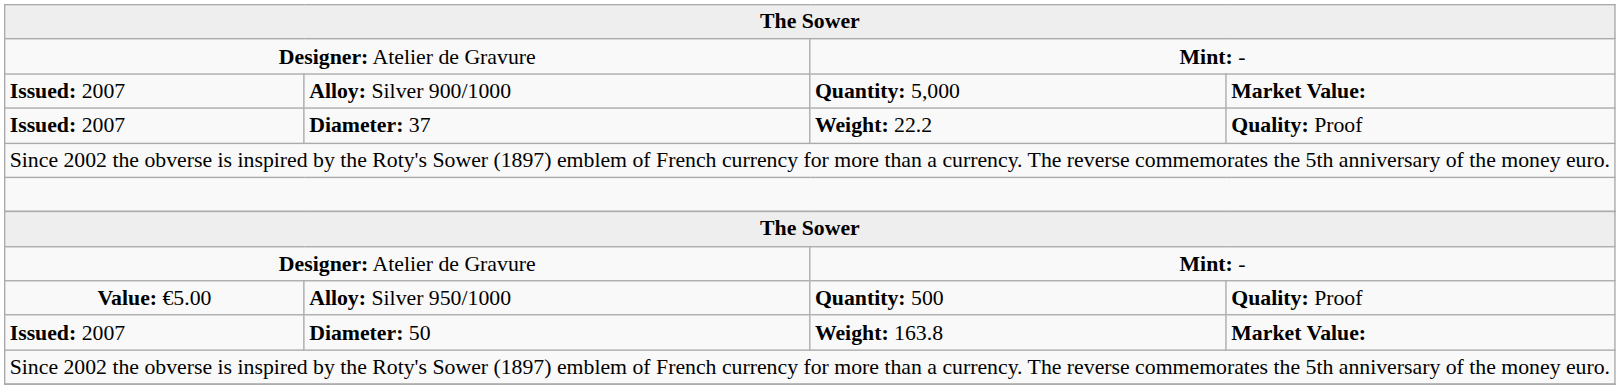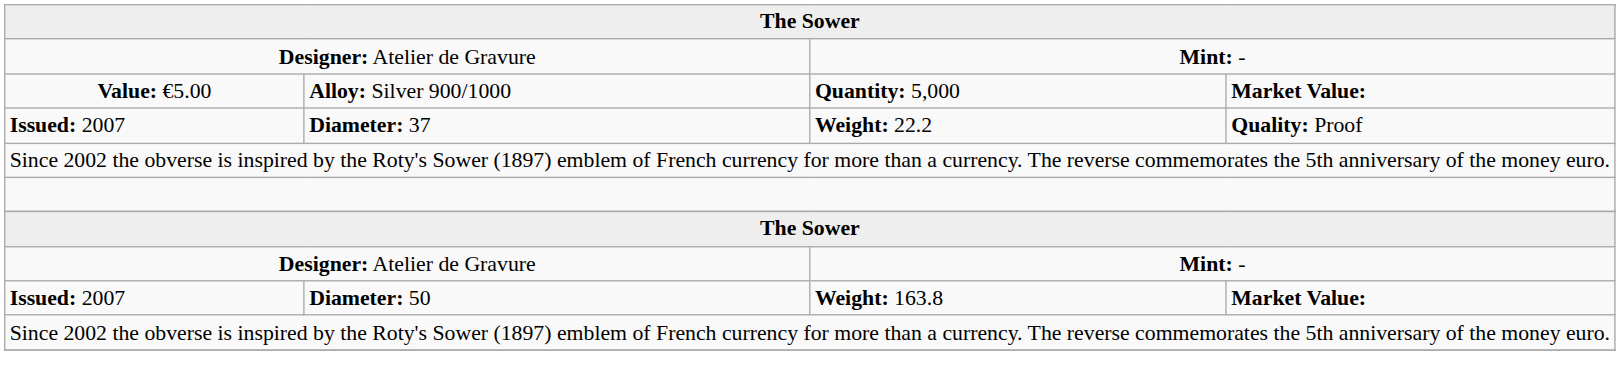(67, 90) Issued: 2007 -> (154, 90) Value: €5.00
- row: (410, 297)
